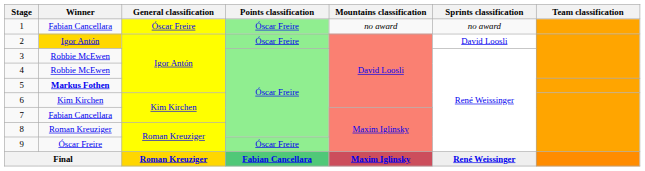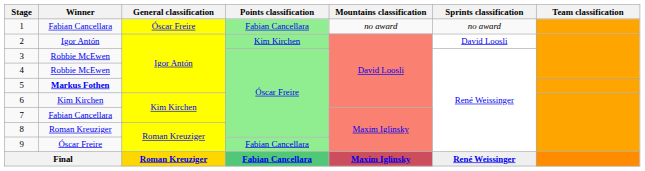(277, 26) Óscar Freire -> (277, 26) Fabian Cancellara
(80, 41) gold background -> (80, 41) no background
(277, 41) Óscar Freire -> (277, 41) Kim Kirchen
(277, 144) Óscar Freire -> (277, 144) Fabian Cancellara
